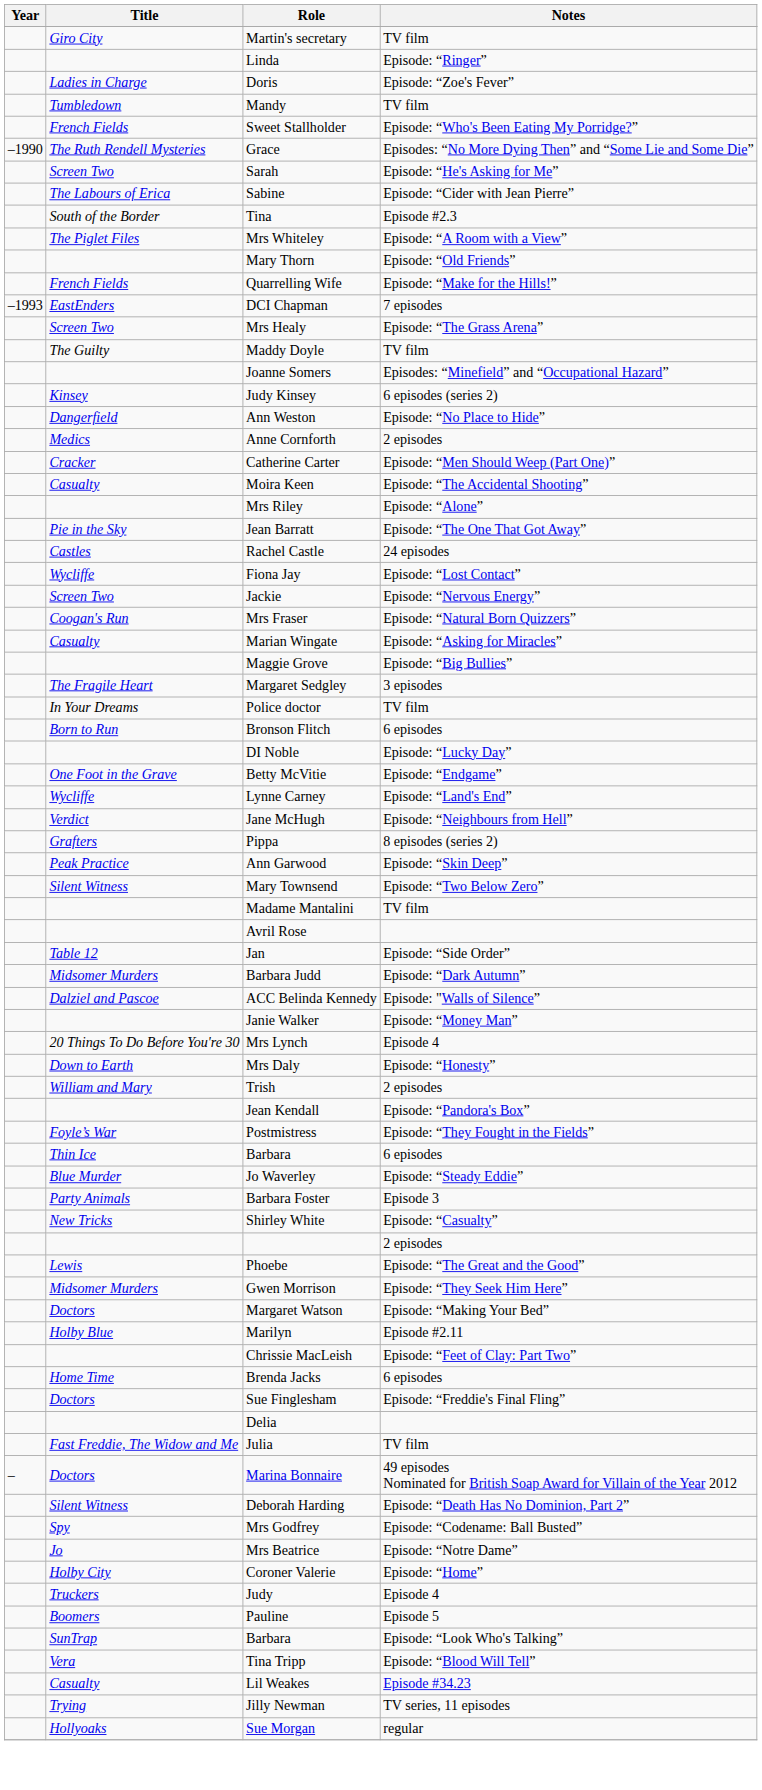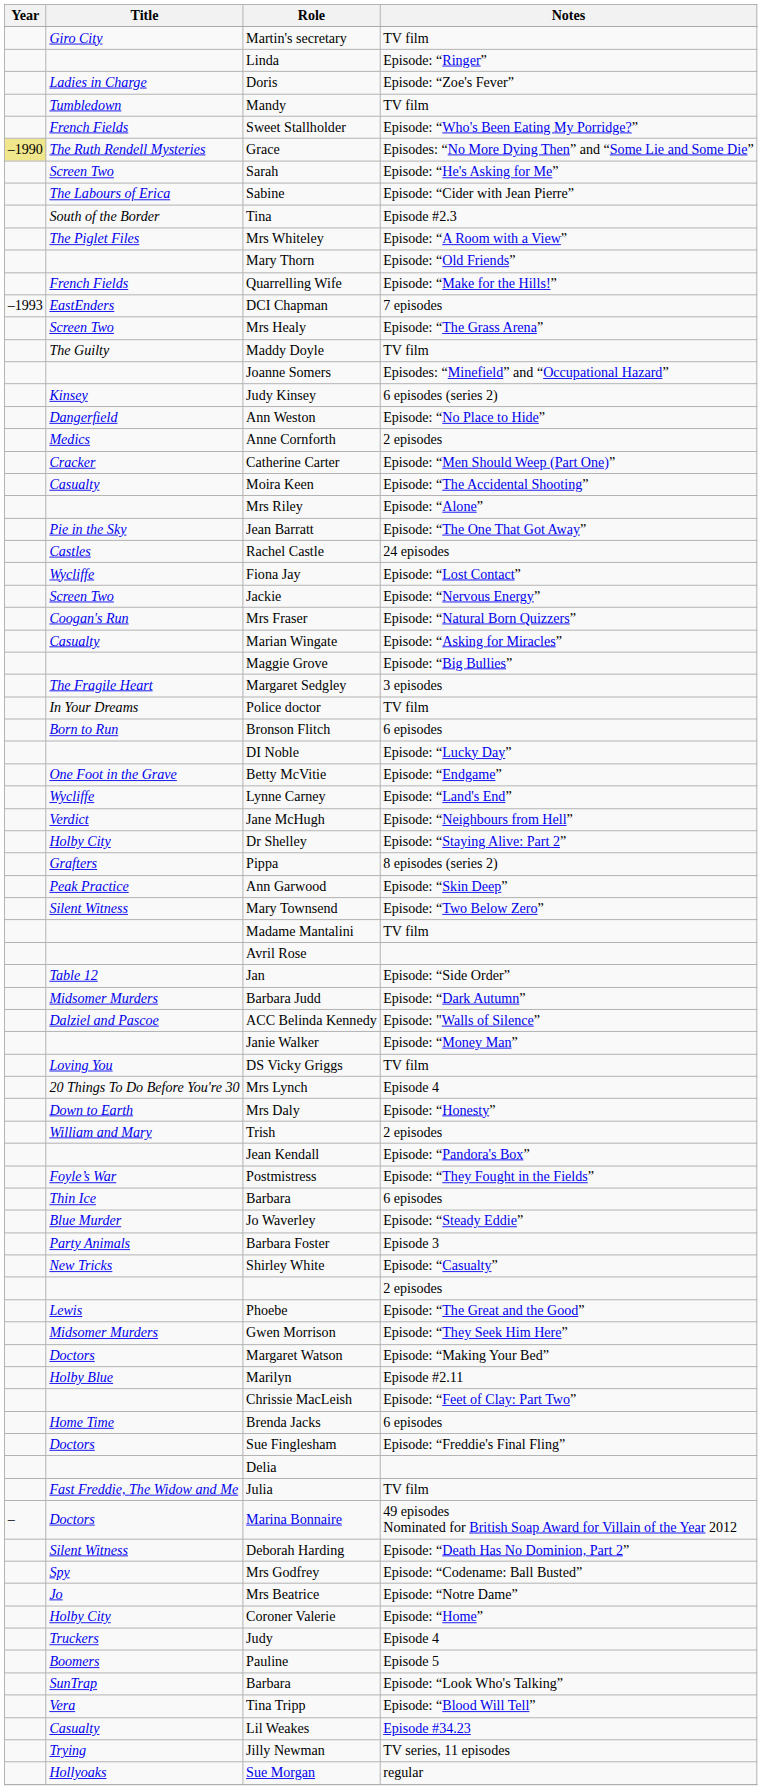(25, 149) no background -> (25, 149) khaki background
+ row: (276, 841)
+ row: (294, 1065)
